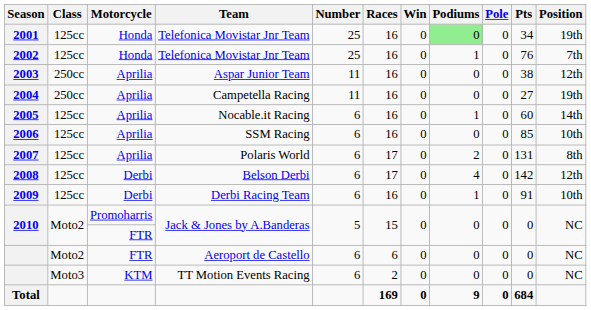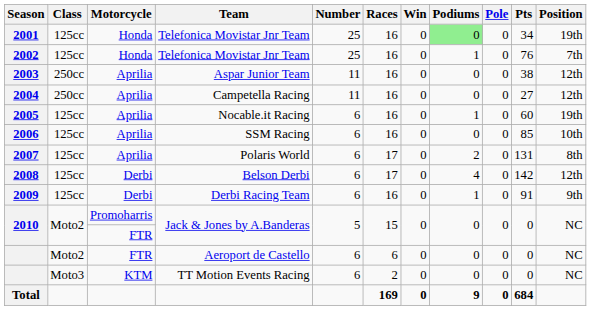(571, 94) 19th -> (571, 94) 12th
(571, 114) 14th -> (571, 114) 19th
(571, 194) 10th -> (575, 194) 9th
